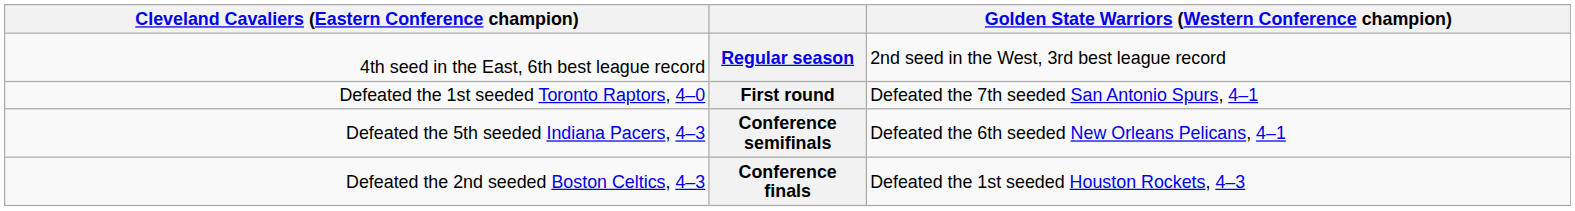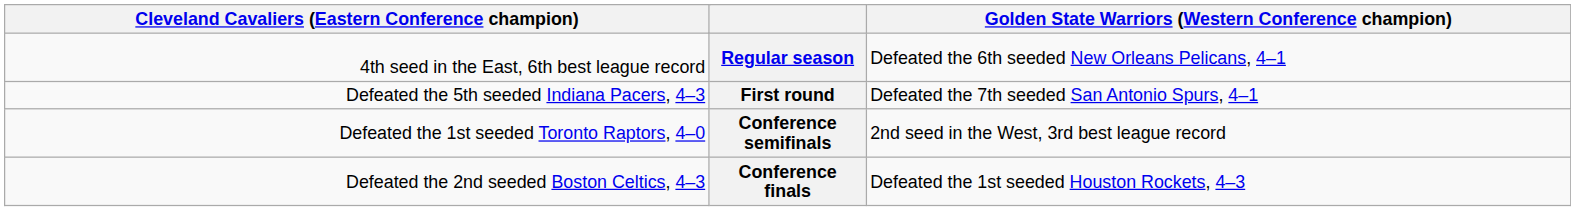(1048, 57) 2nd seed in the West, 3rd best league record -> (1078, 57) Defeated the 6th seeded New Orleans Pelicans, 4–1
(522, 95) Defeated the 1st seeded Toronto Raptors, 4–0 -> (526, 95) Defeated the 5th seeded Indiana Pacers, 4–3
(526, 134) Defeated the 5th seeded Indiana Pacers, 4–3 -> (522, 134) Defeated the 1st seeded Toronto Raptors, 4–0
(1078, 134) Defeated the 6th seeded New Orleans Pelicans, 4–1 -> (1048, 134) 2nd seed in the West, 3rd best league record
